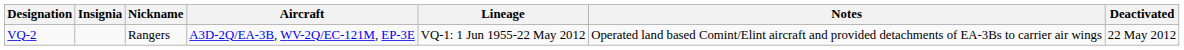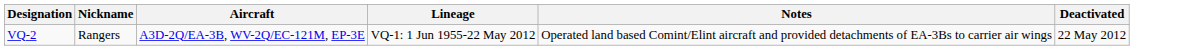- column: (100, 14)
